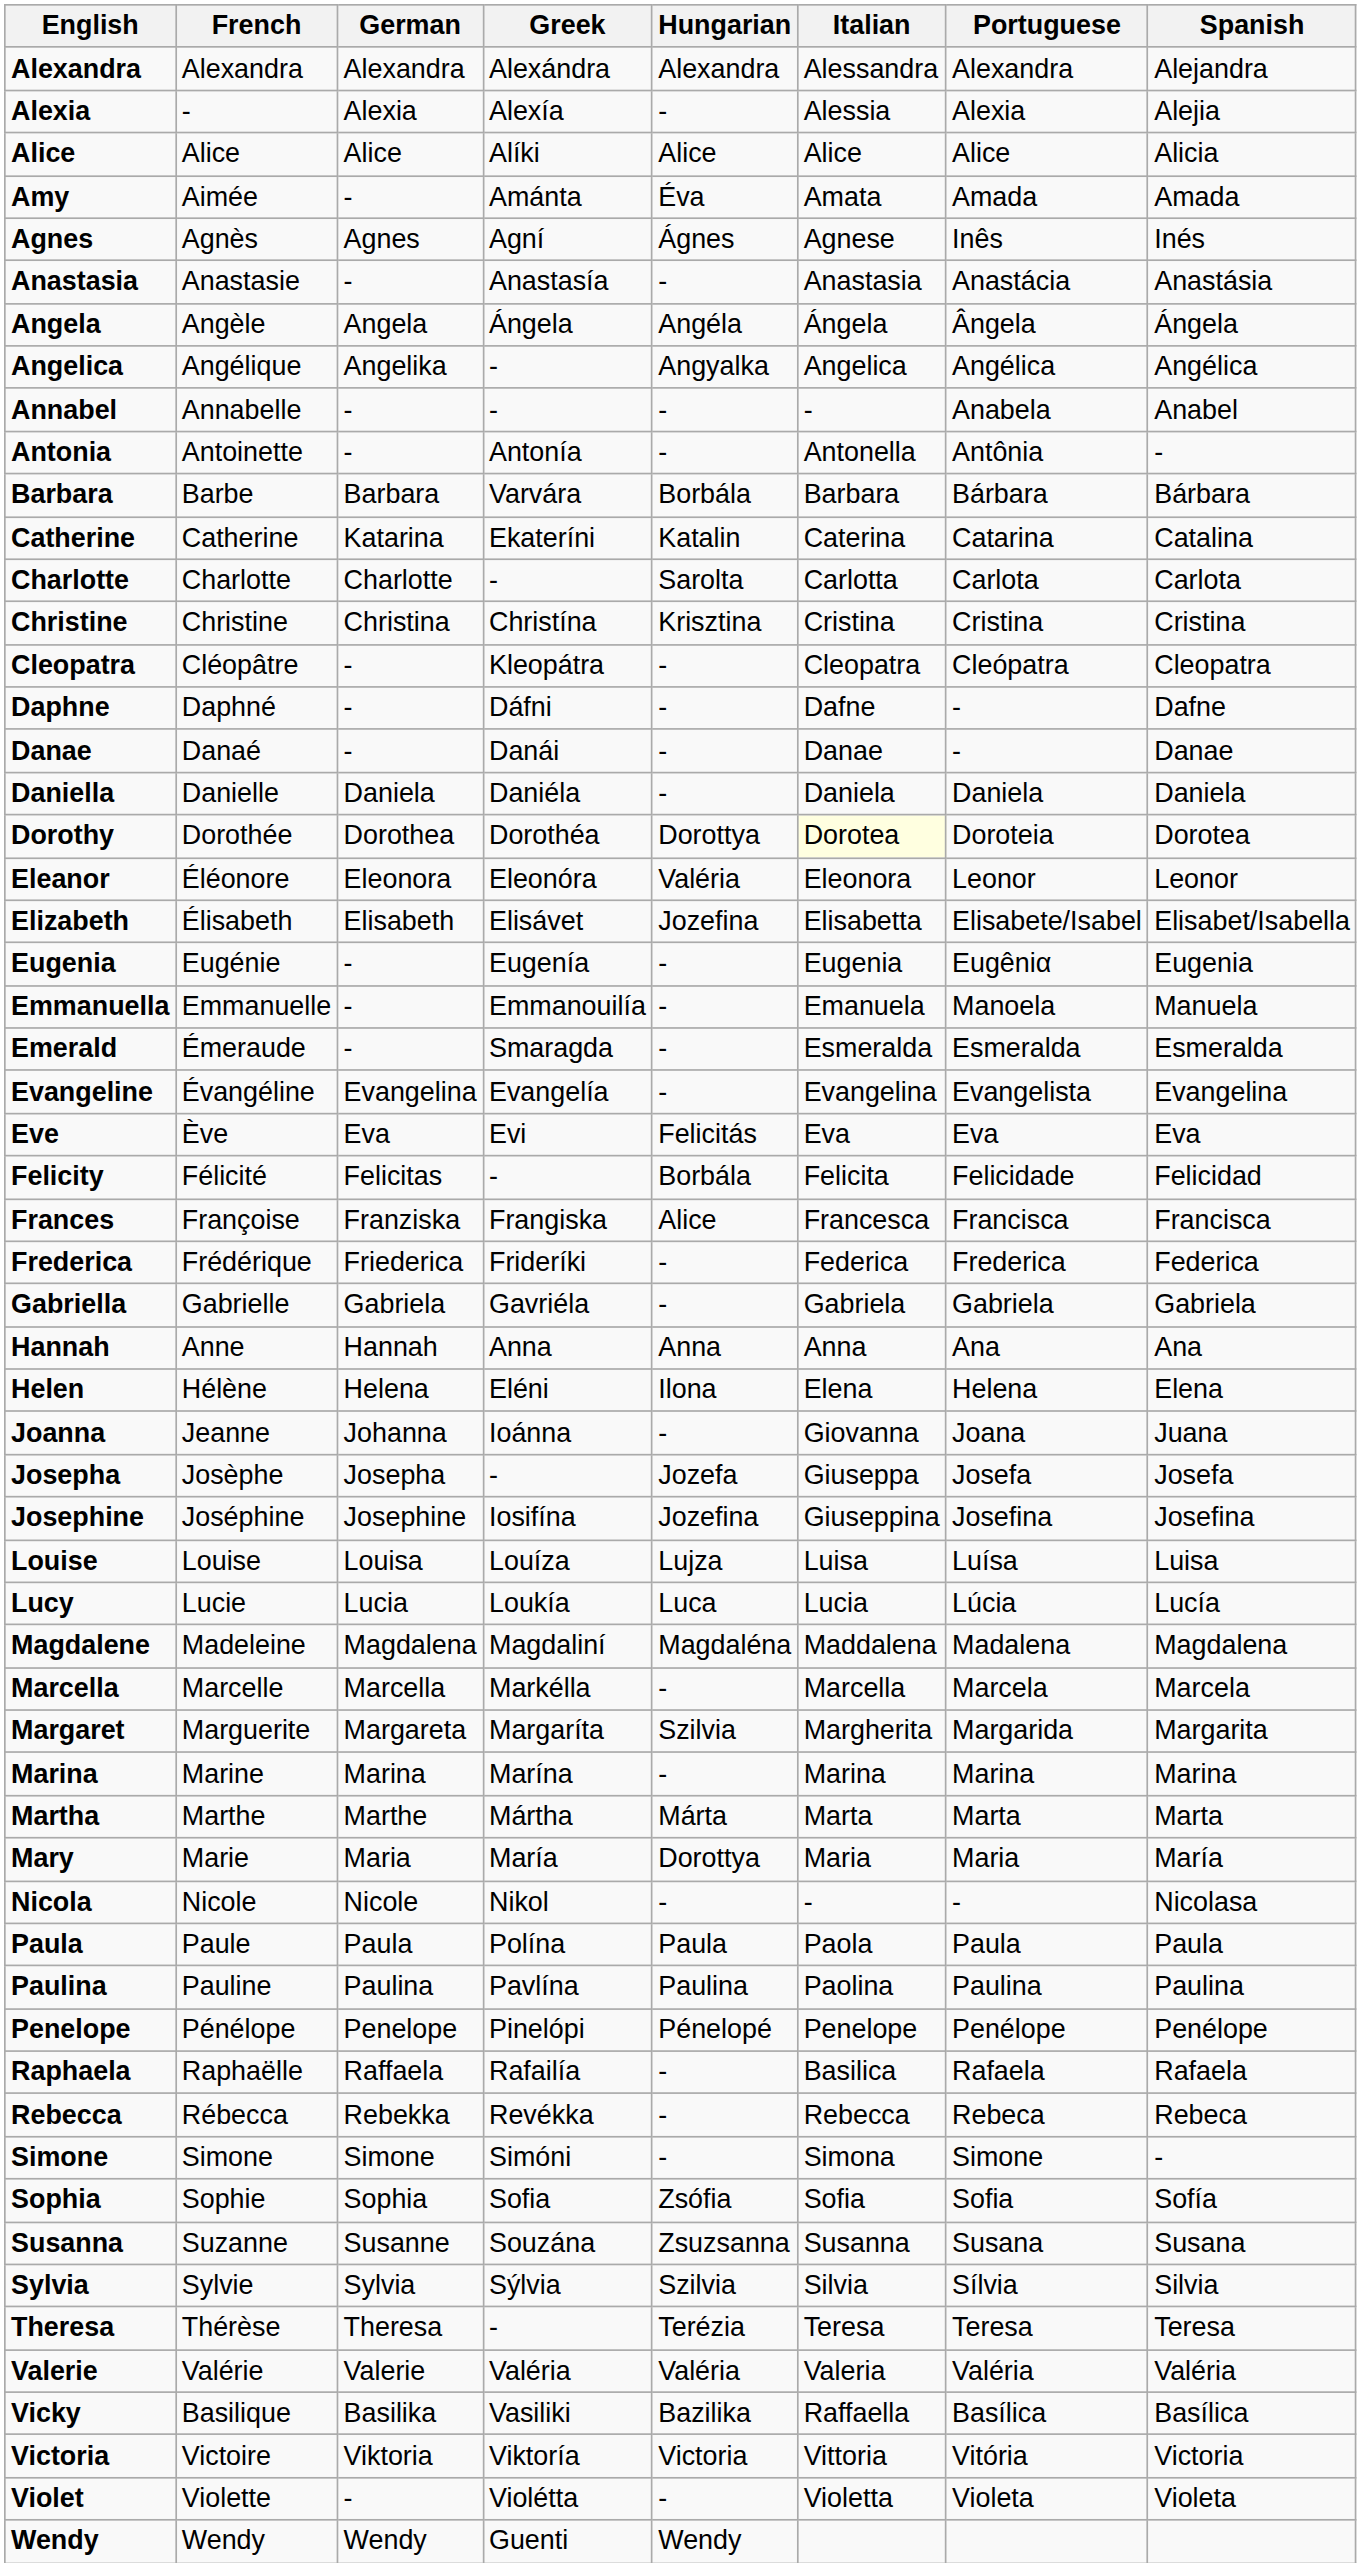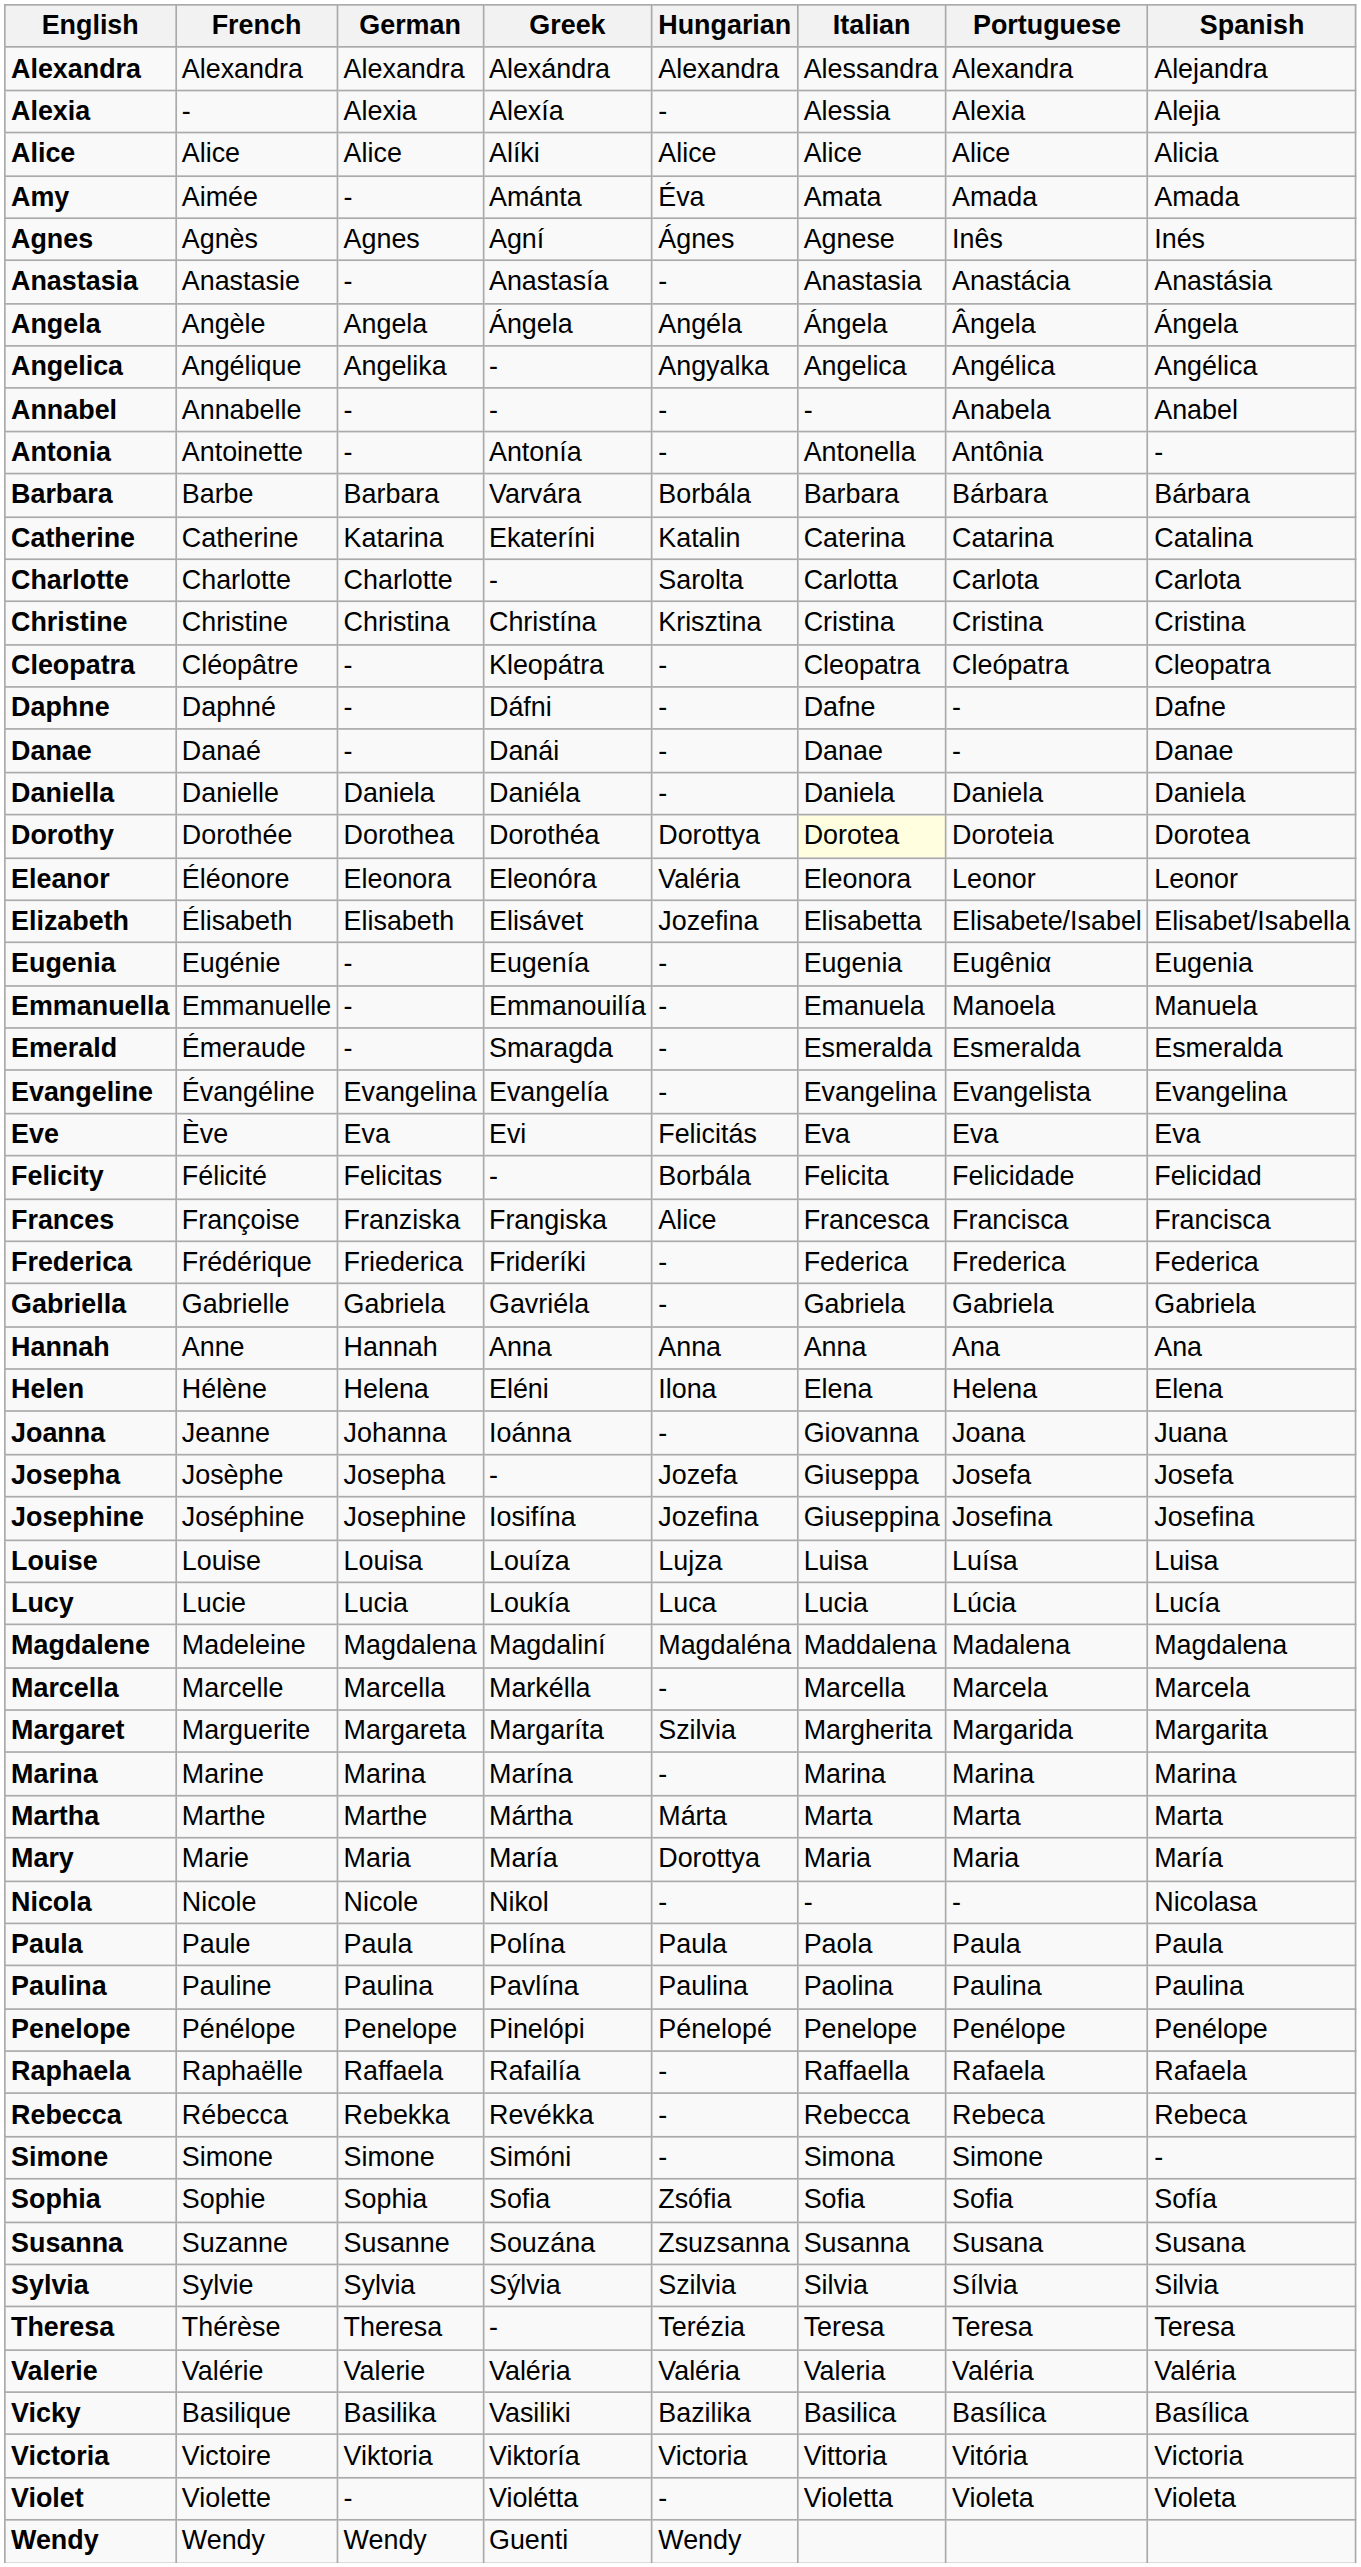(850, 2072) Basilica -> (856, 2072) Raffaella
(856, 2413) Raffaella -> (850, 2413) Basilica
